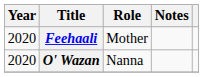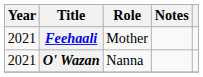(22, 38) 2020 -> (22, 38) 2021
(22, 60) 2020 -> (22, 60) 2021
